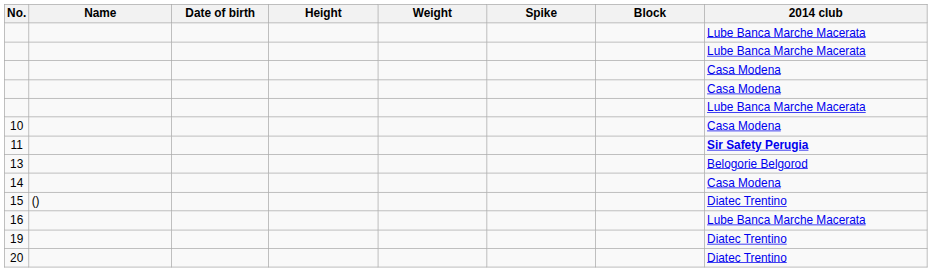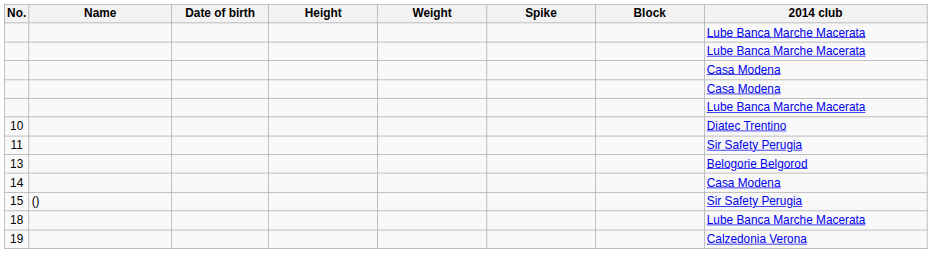(744, 126) Casa Modena -> (747, 126) Diatec Trentino
(758, 145) bold -> (754, 145) normal
(747, 201) Diatec Trentino -> (754, 201) Sir Safety Perugia
- row: (17, 220)
+ row: (17, 220)
(747, 239) Diatec Trentino -> (757, 239) Calzedonia Verona
- row: (17, 257)
